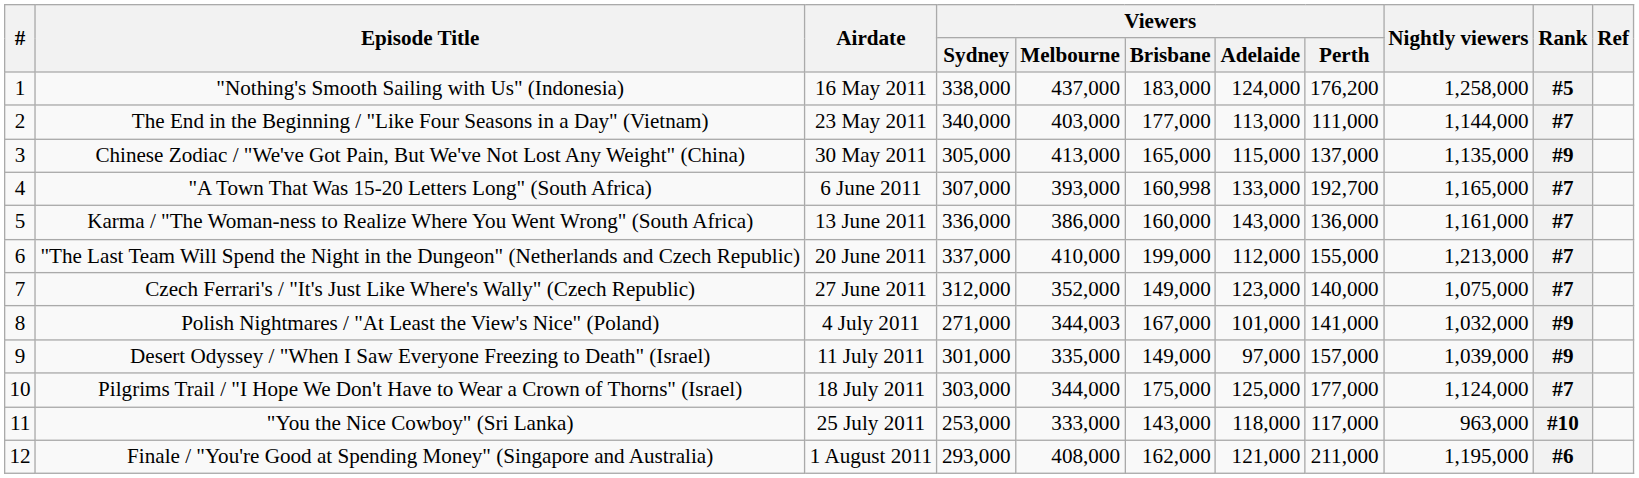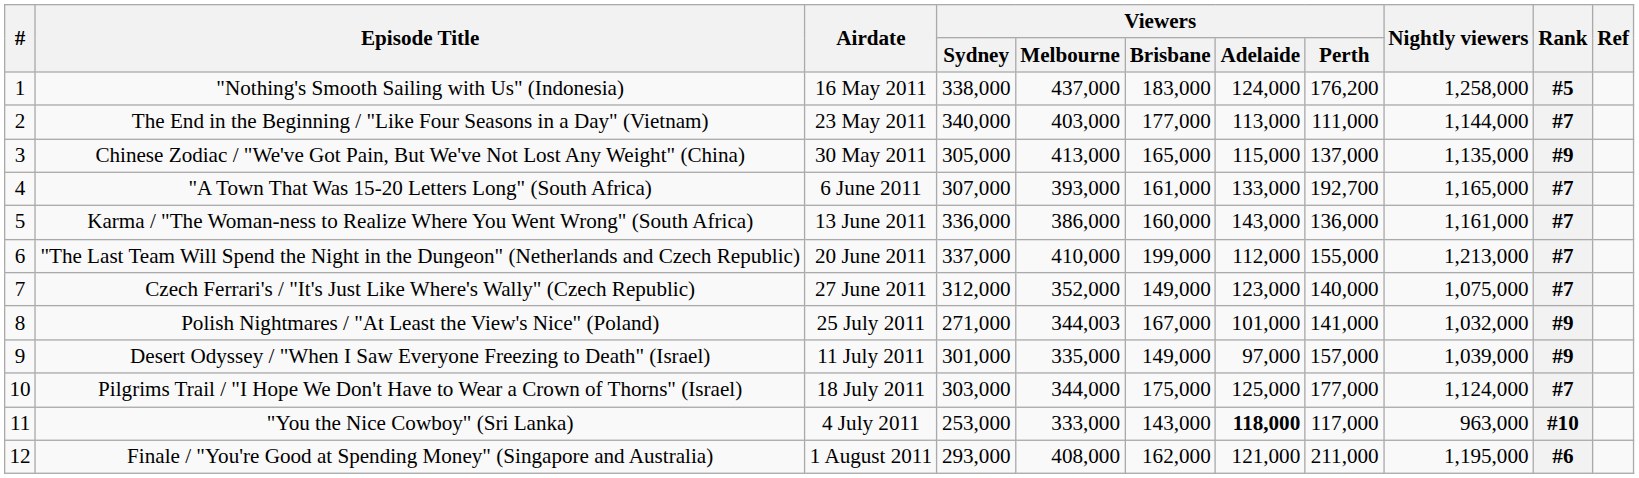(1176, 188) 160,998 -> (1176, 188) 161,000
(871, 322) 4 July 2011 -> (871, 322) 25 July 2011
(871, 423) 25 July 2011 -> (871, 423) 4 July 2011
(1266, 423) normal -> (1266, 423) bold
